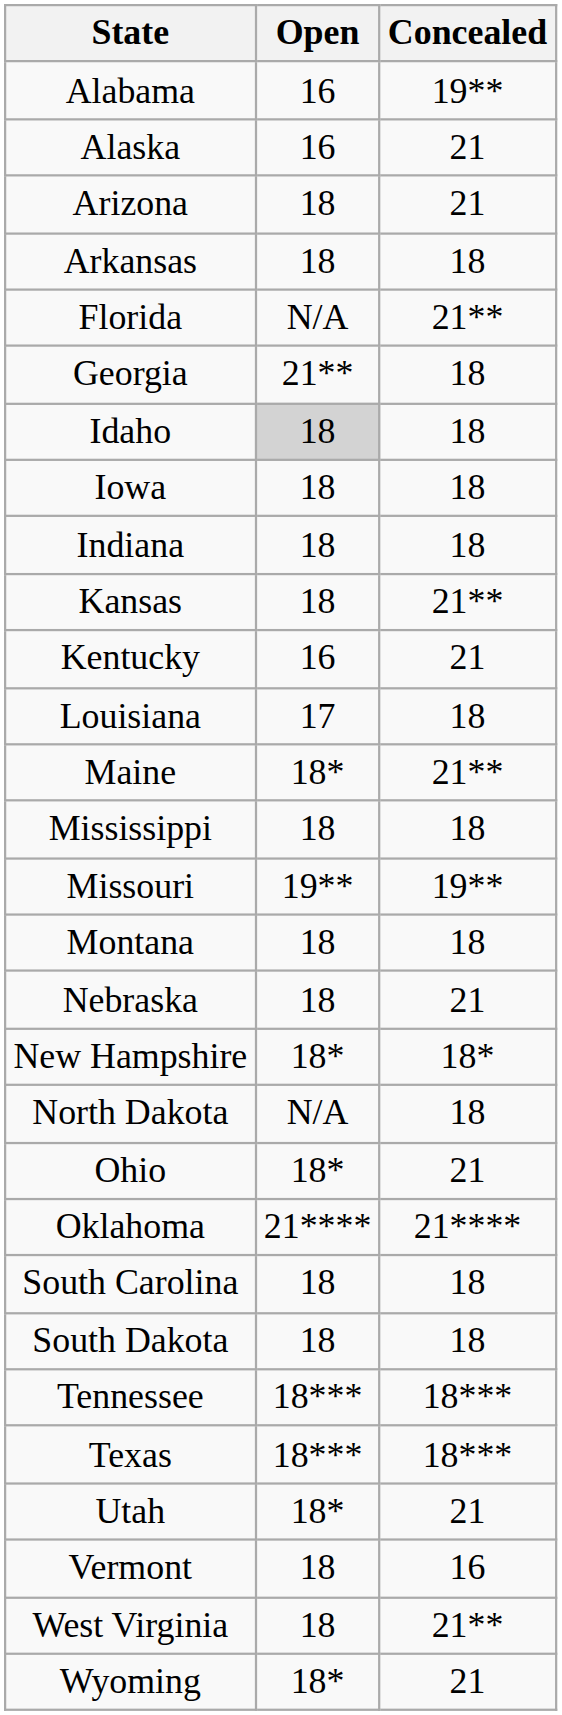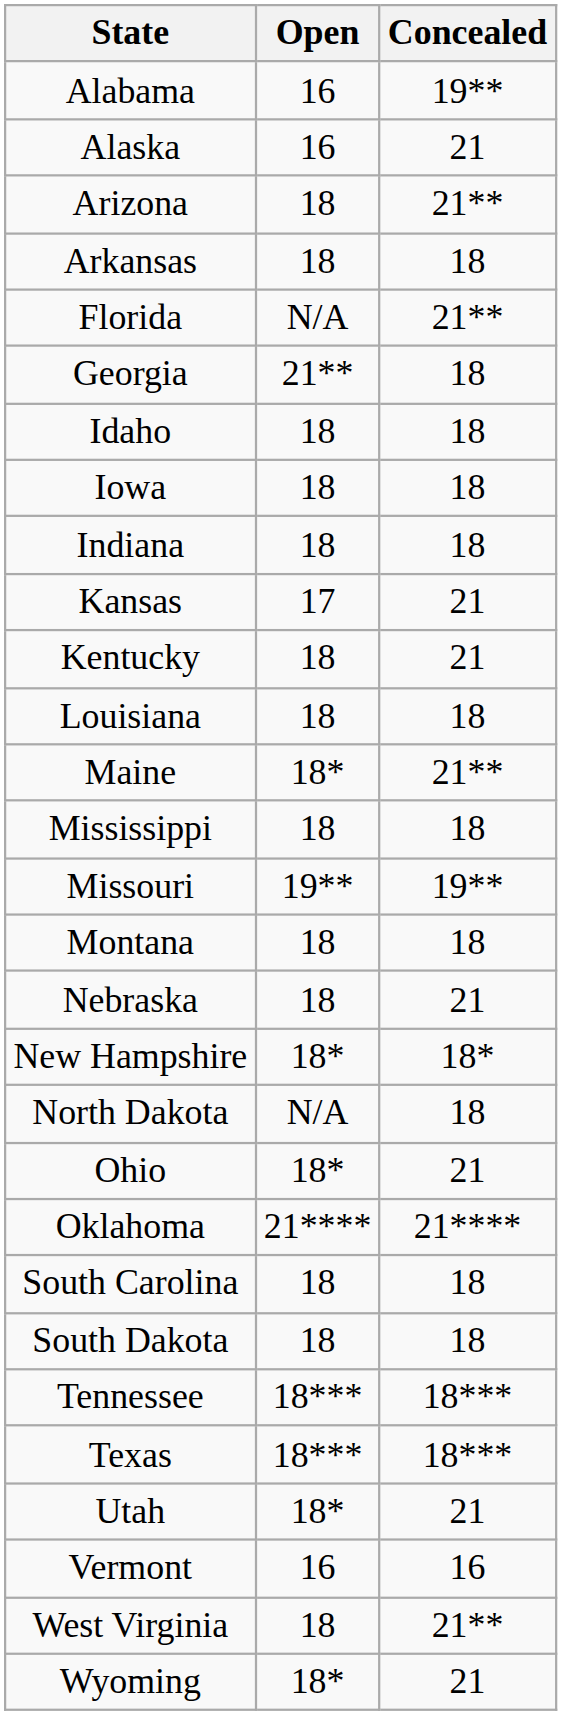(467, 203) 21 -> (467, 203) 21**
(318, 430) lightgrey background -> (318, 430) no background
(318, 601) 18 -> (318, 601) 17
(467, 601) 21** -> (467, 601) 21
(318, 658) 16 -> (318, 658) 18
(318, 714) 17 -> (318, 714) 18
(318, 1567) 18 -> (318, 1567) 16
